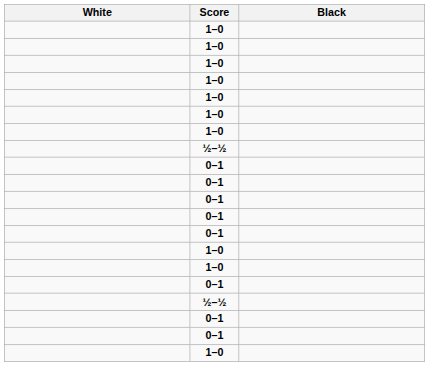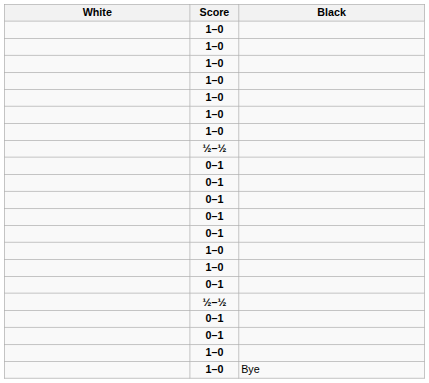+ row: (214, 370)
